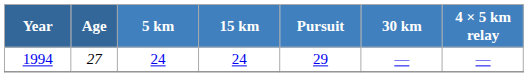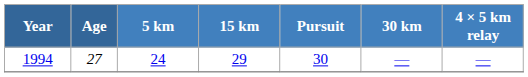(239, 59) 24 -> (239, 59) 29
(321, 59) 29 -> (321, 59) 30
